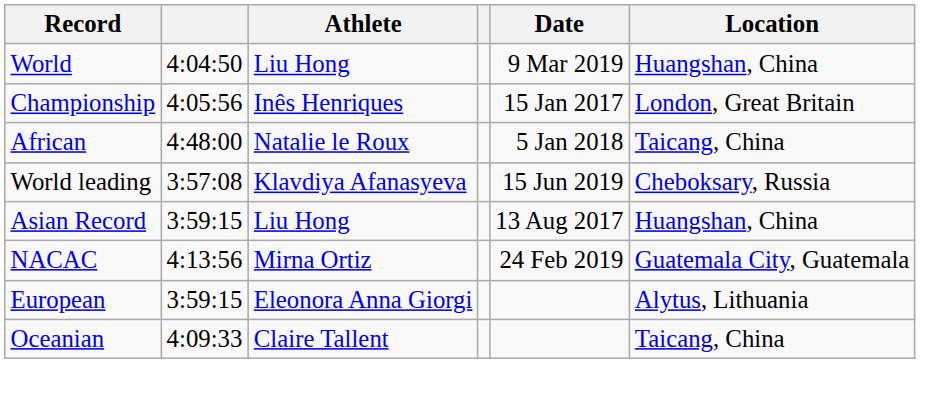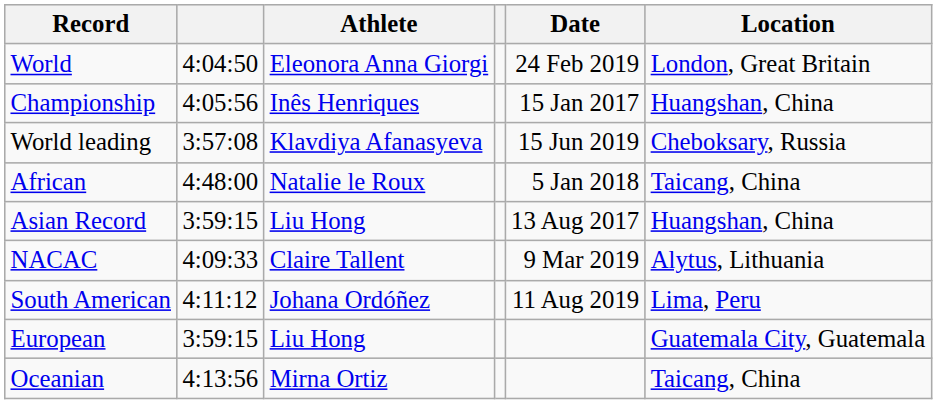(302, 63) Liu Hong -> (379, 63) Eleonora Anna Giorgi
(566, 63) 9 Mar 2019 -> (577, 63) 24 Feb 2019
(726, 63) Huangshan, China -> (760, 63) London, Great Britain
(745, 102) London, Great Britain -> (742, 102) Huangshan, China
rows swapped: (81, 181) <-> (48, 142)
(204, 260) 4:13:56 -> (220, 260) 4:09:33
(313, 260) Mirna Ortiz -> (337, 260) Claire Tallent
(561, 260) 24 Feb 2019 -> (581, 260) 9 Mar 2019
(772, 260) Guatemala City, Guatemala -> (737, 260) Alytus, Lithuania
+ row: (91, 299)
(363, 299) Eleonora Anna Giorgi -> (318, 338) Liu Hong
(722, 299) Alytus, Lithuania -> (788, 338) Guatemala City, Guatemala
(204, 338) 4:09:33 -> (220, 378) 4:13:56
(321, 338) Claire Tallent -> (329, 378) Mirna Ortiz
